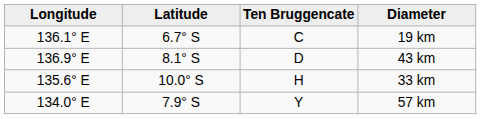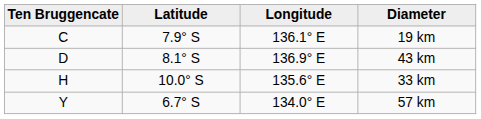columns swapped: (299, 15) <-> (63, 15)
(181, 37) 6.7° S -> (181, 37) 7.9° S
(181, 102) 7.9° S -> (181, 102) 6.7° S
